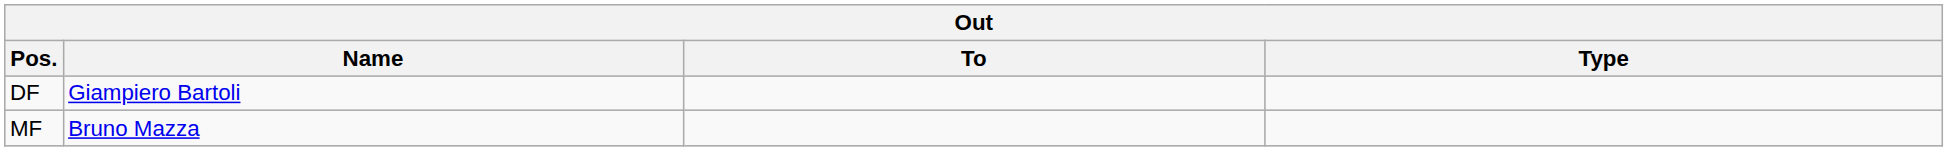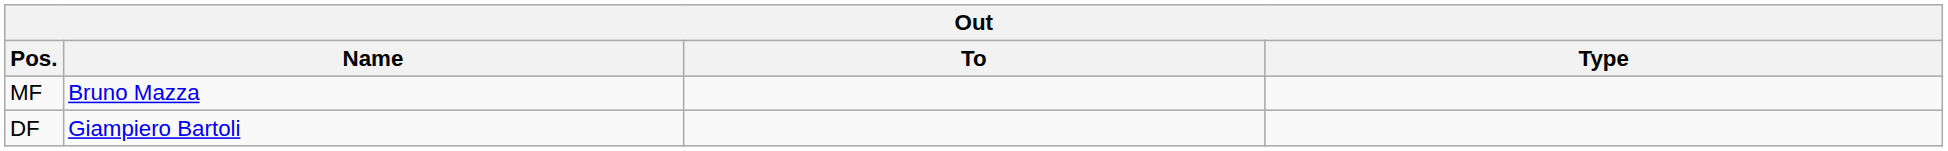rows swapped: (25, 93) <-> (26, 129)
